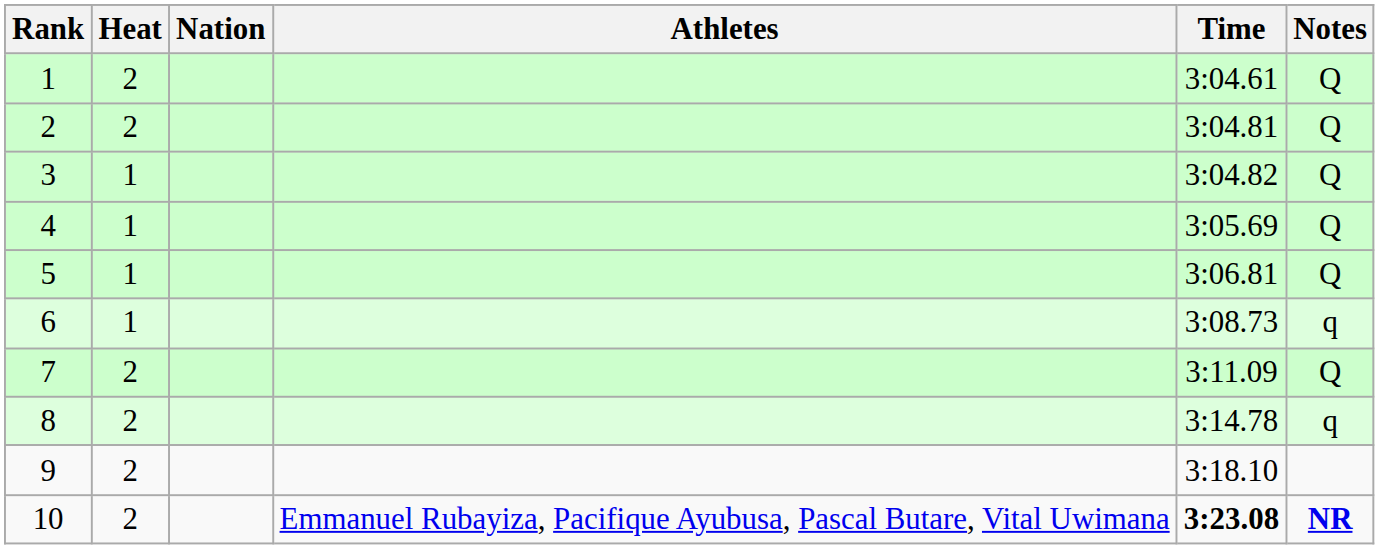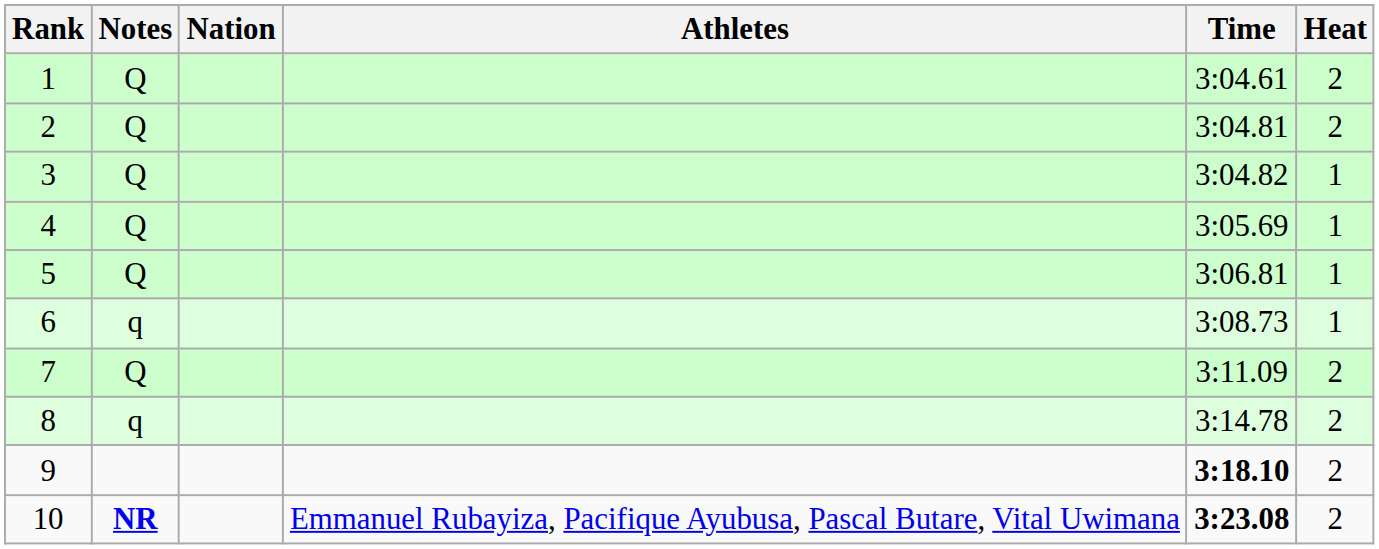columns swapped: (130, 28) <-> (1330, 28)
(1231, 469) normal -> (1242, 469) bold
